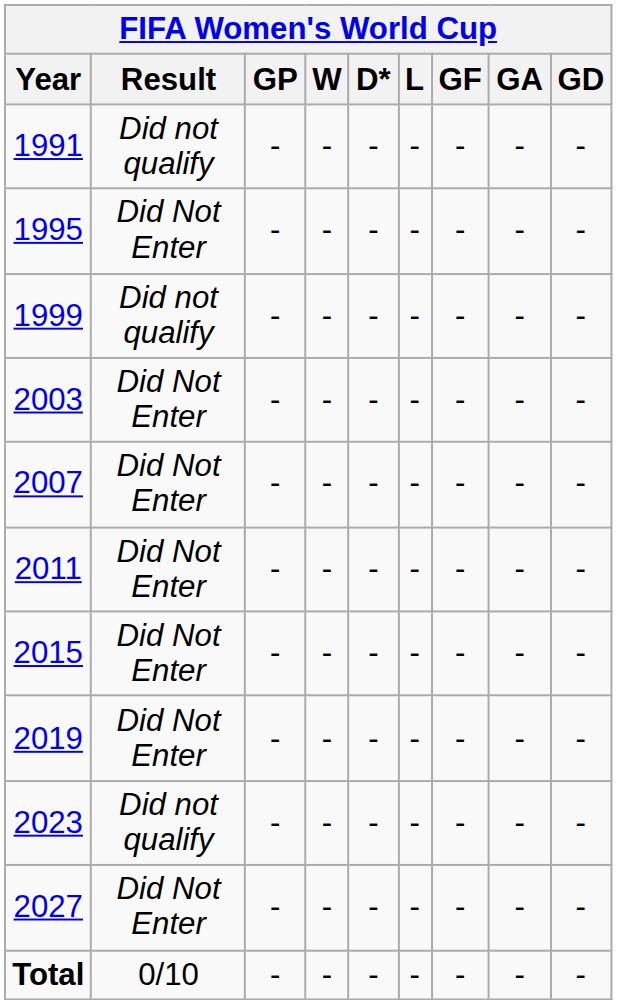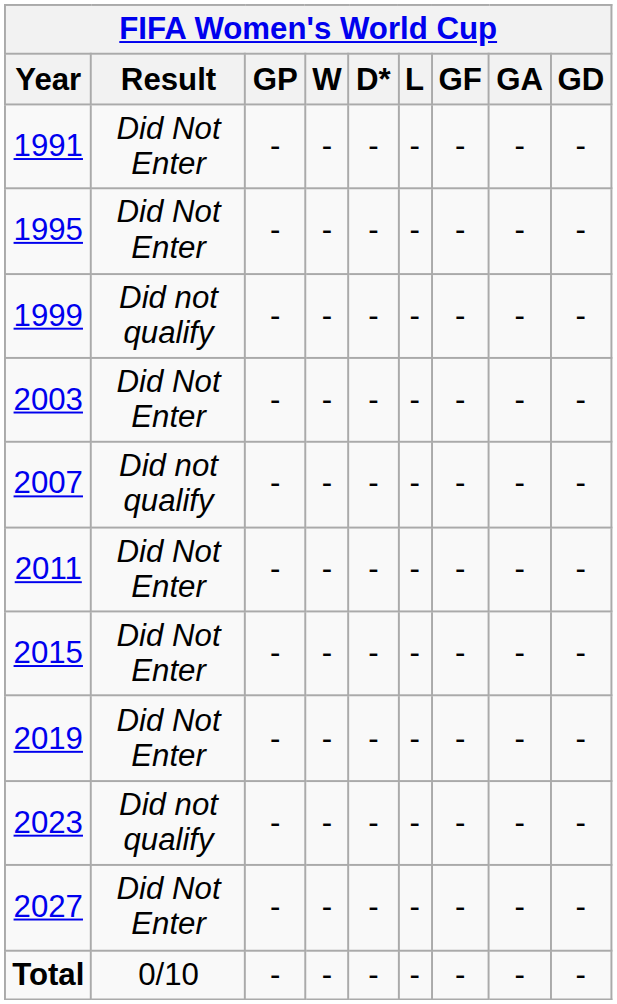(169, 145) Did not qualify -> (169, 145) Did Not Enter
(169, 484) Did Not Enter -> (169, 484) Did not qualify
